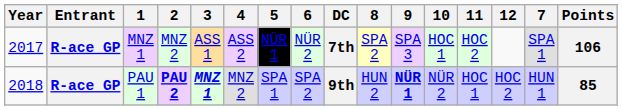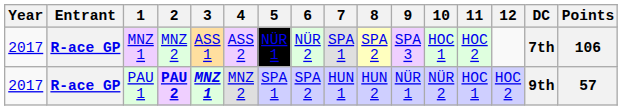columns swapped: (541, 16) <-> (341, 16)
(26, 86) 2018 -> (26, 86) 2017
(408, 86) bold -> (408, 86) normal
(588, 86) 85 -> (588, 86) 57
